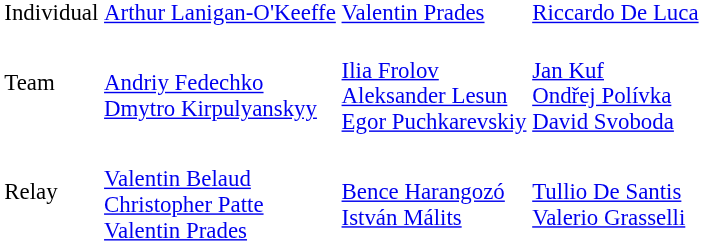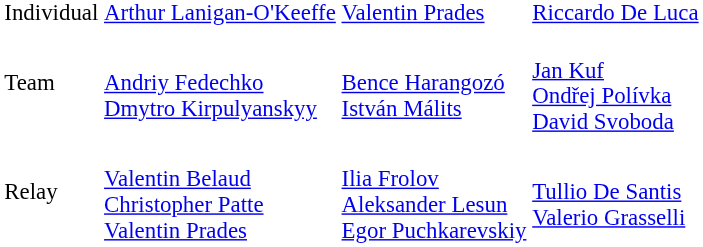(434, 95) Ilia Frolov Aleksander Lesun Egor Puchkarevskiy -> (423, 95) Bence Harangozó István Málits
(423, 204) Bence Harangozó István Málits -> (434, 204) Ilia Frolov Aleksander Lesun Egor Puchkarevskiy
